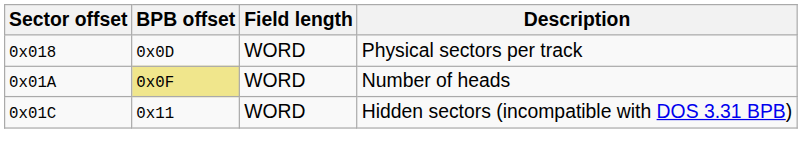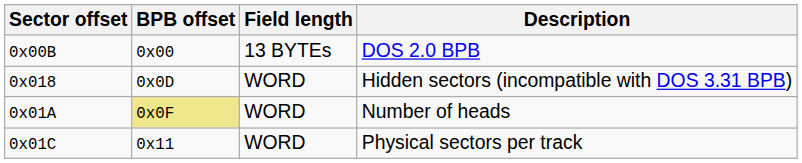+ row: (33, 52)
(472, 50) Physical sectors per track -> (577, 81) Hidden sectors (incompatible with DOS 3.31 BPB)
(577, 111) Hidden sectors (incompatible with DOS 3.31 BPB) -> (472, 142) Physical sectors per track
